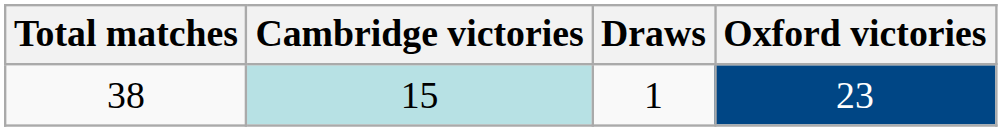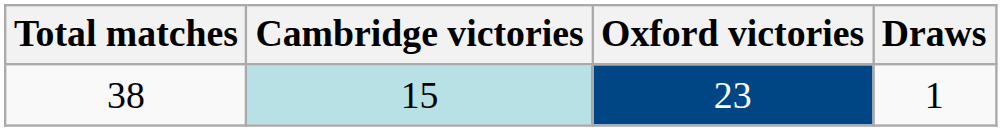columns swapped: (855, 34) <-> (653, 34)
